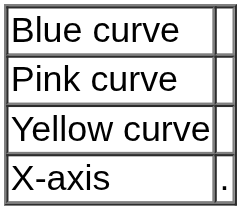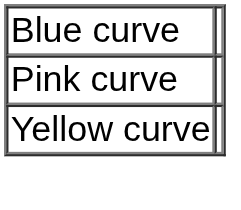- row: (61, 178)
